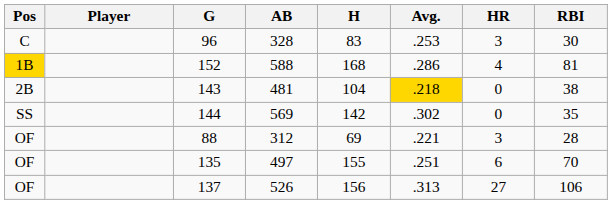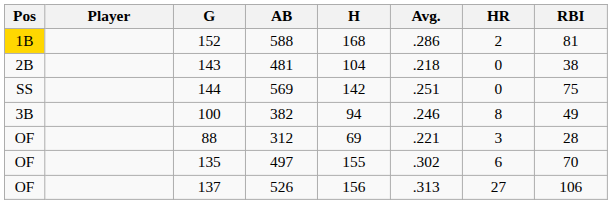- row: (209, 41)
(498, 65) 4 -> (498, 41) 2
(426, 89) gold background -> (426, 65) no background
(426, 114) .302 -> (426, 89) .251
(571, 114) 35 -> (571, 89) 75
+ row: (209, 114)
(426, 162) .251 -> (426, 162) .302
